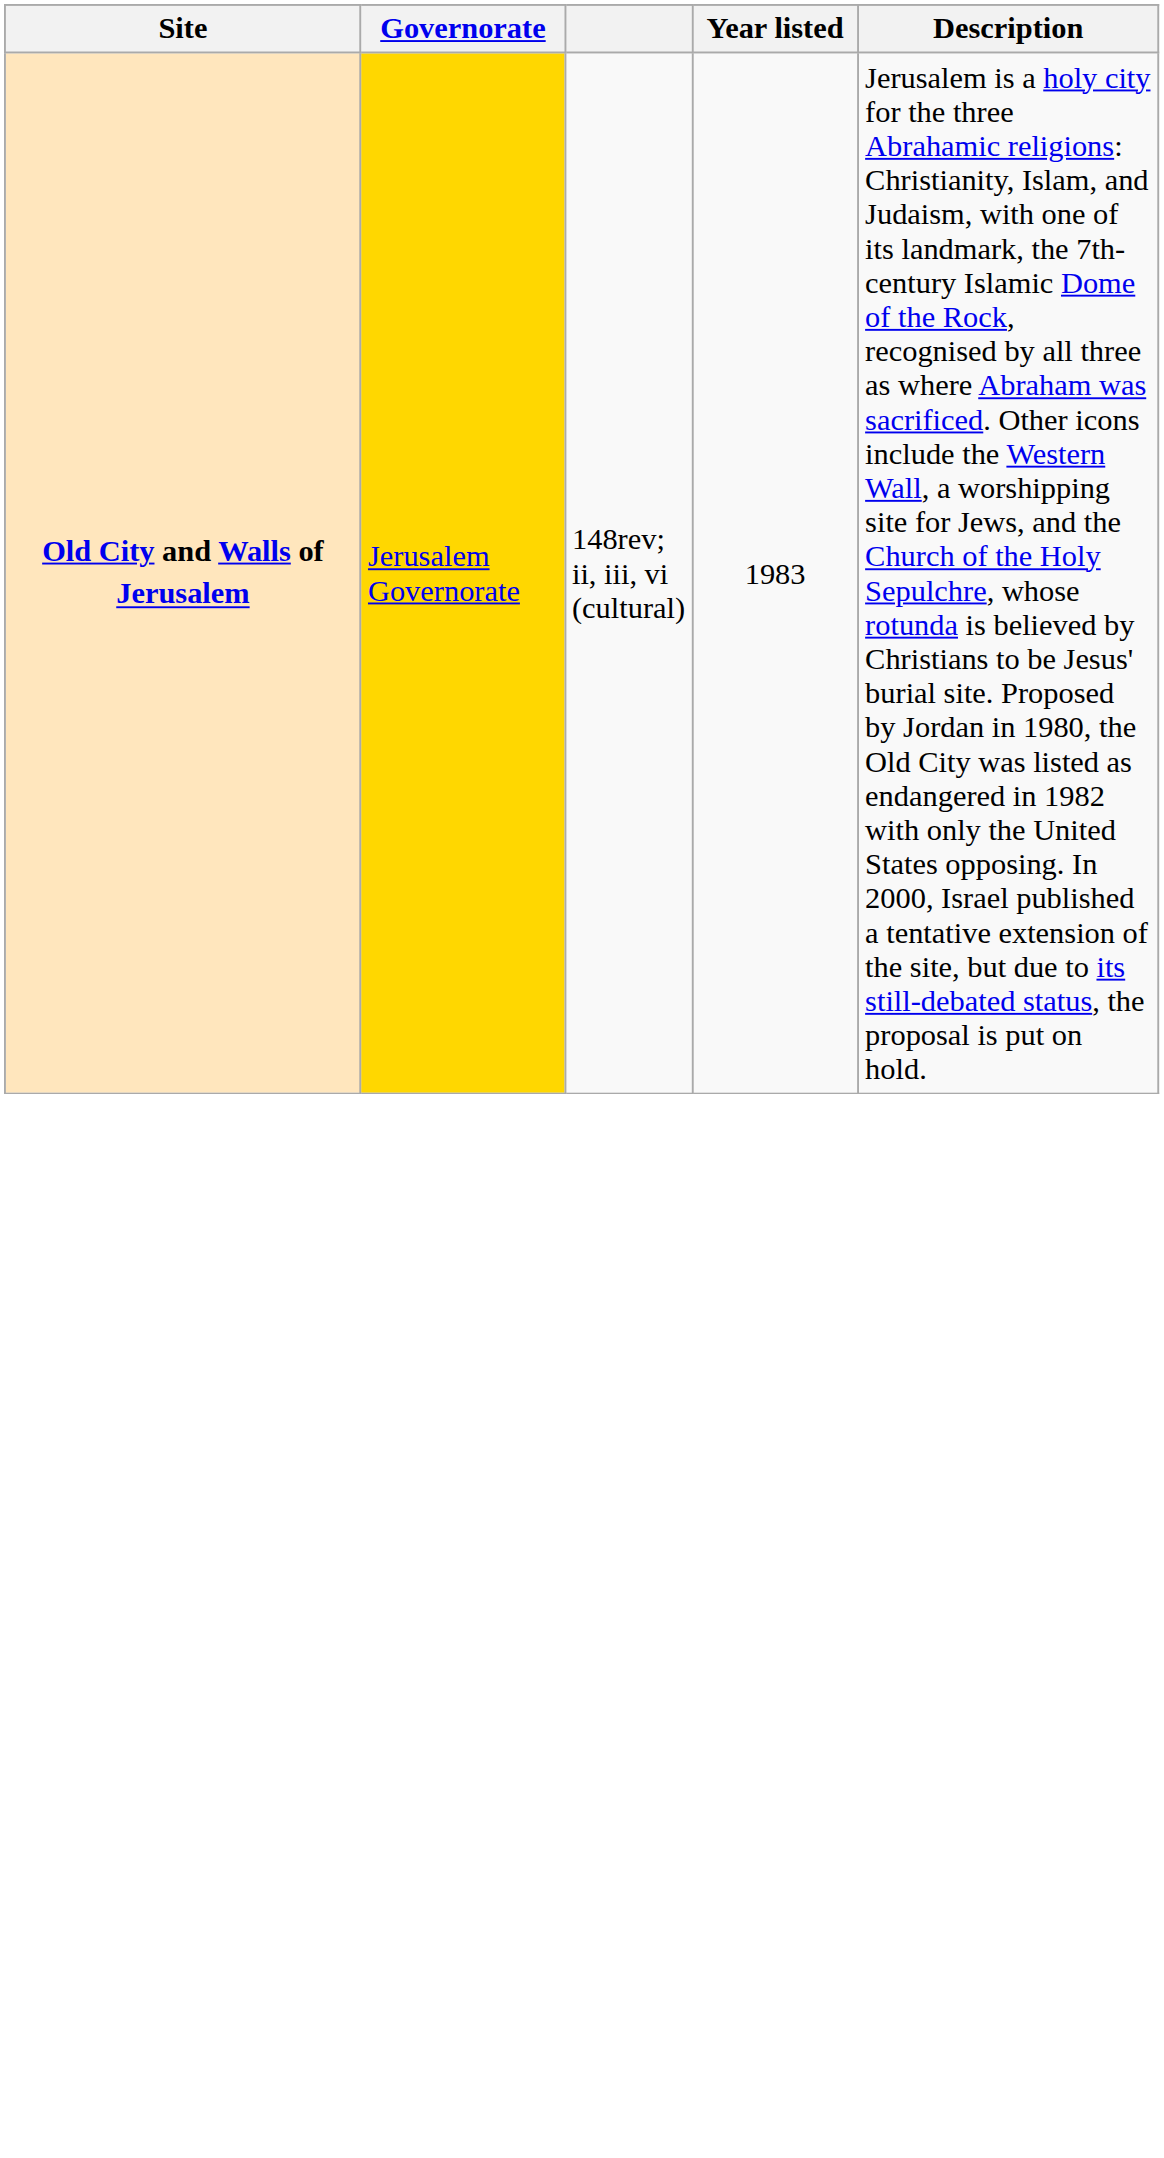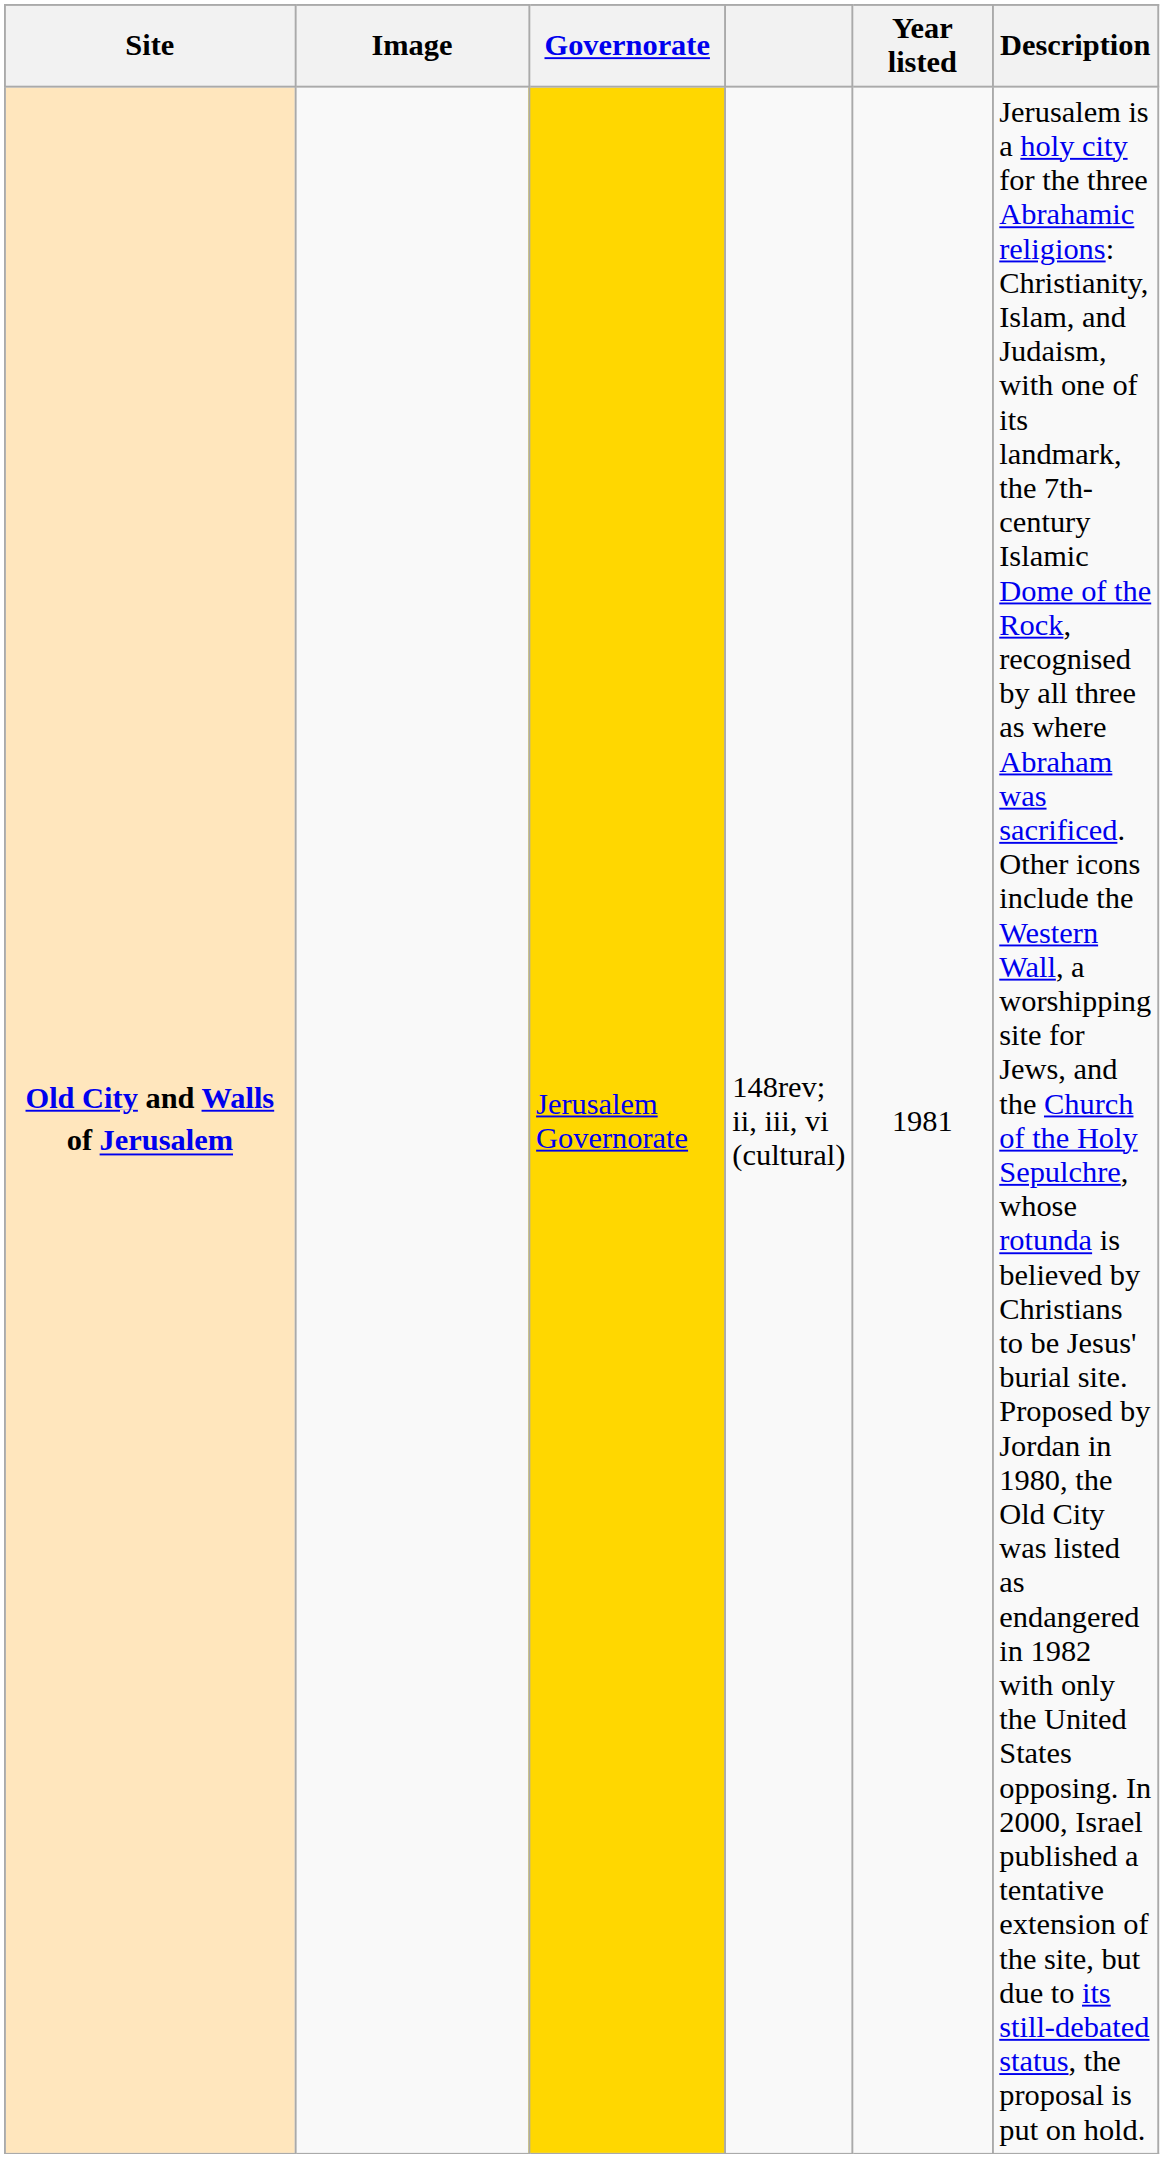+ column: (412, 45)
(775, 572) 1983 -> (922, 1119) 1981
